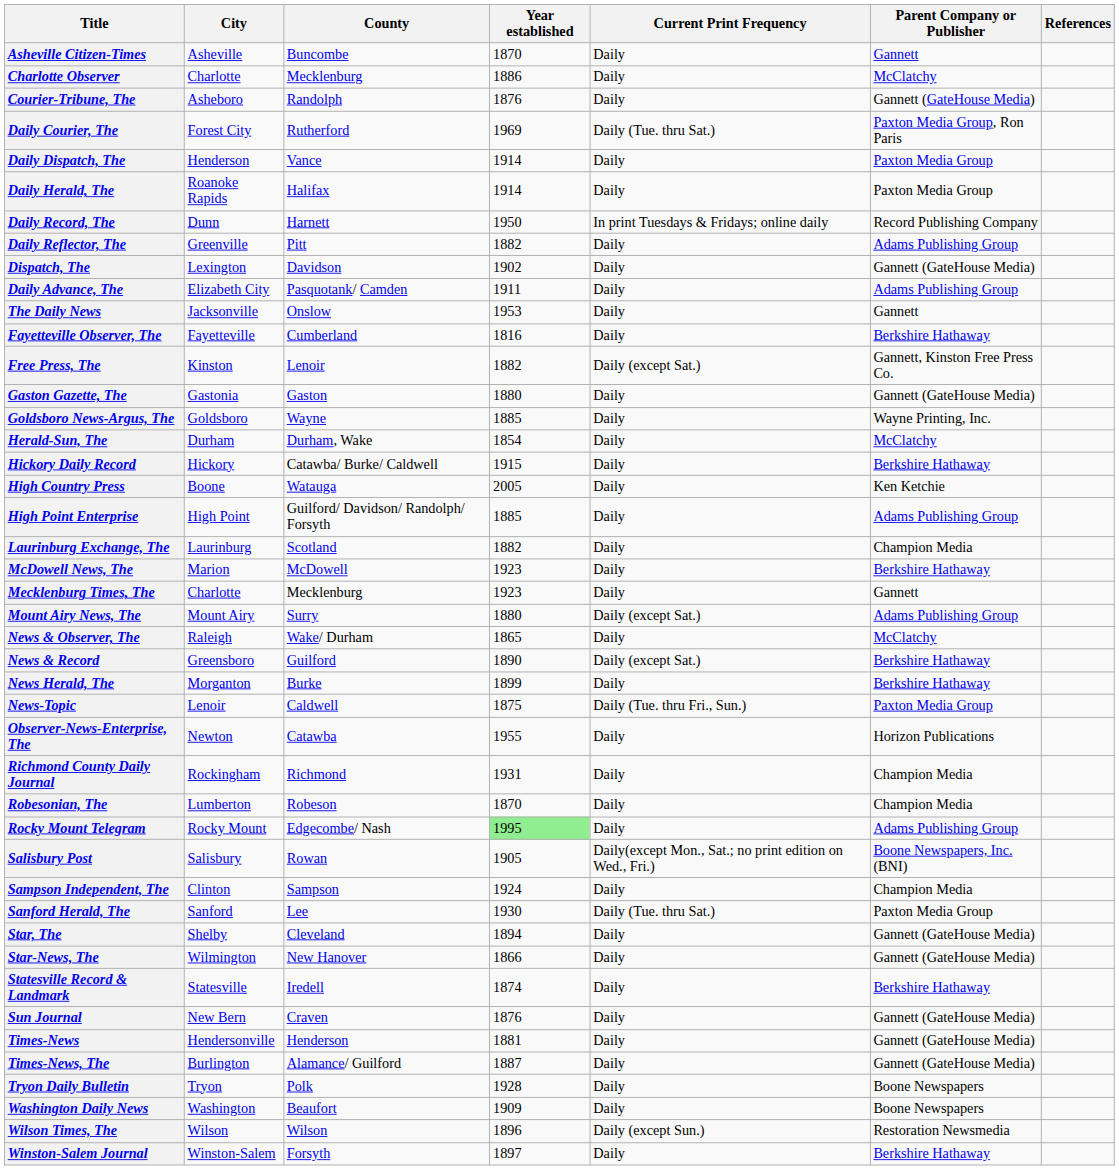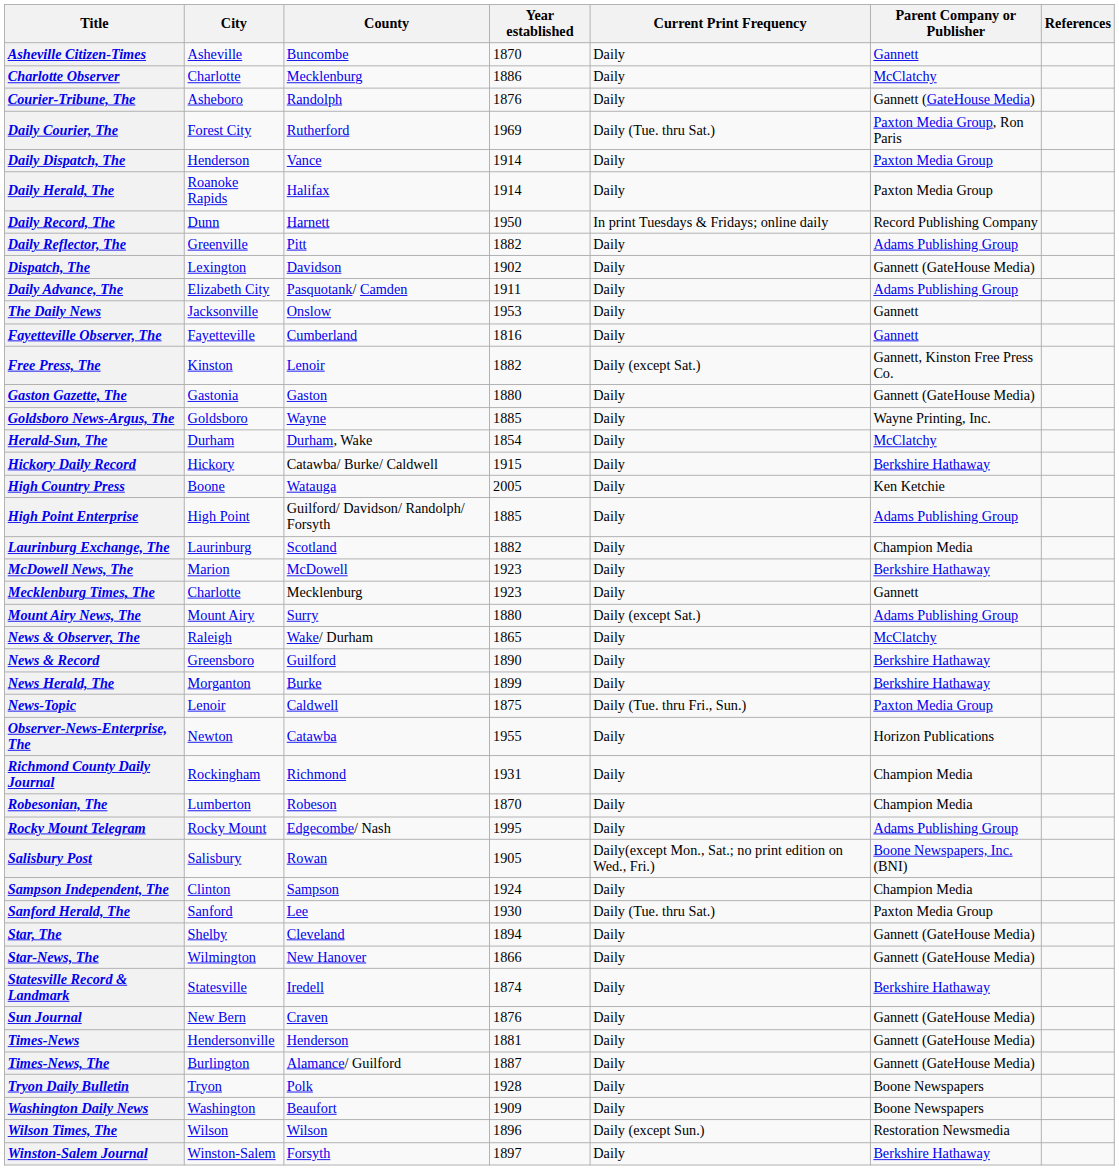(932, 334) Berkshire Hathaway -> (896, 334) Gannett
(647, 660) Daily (except Sat.) -> (609, 660) Daily
(507, 828) lightgreen background -> (507, 828) no background
